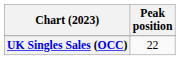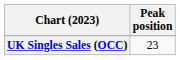(153, 45) 22 -> (153, 45) 23
